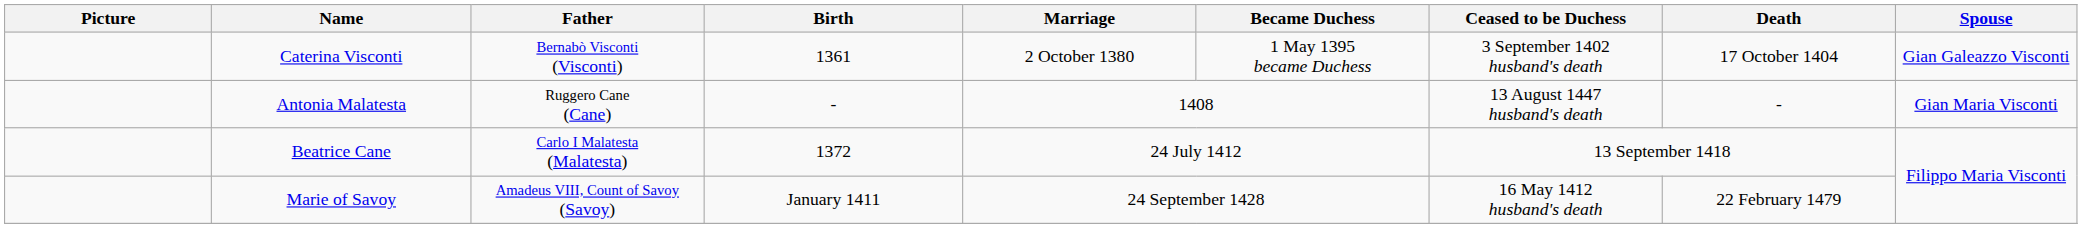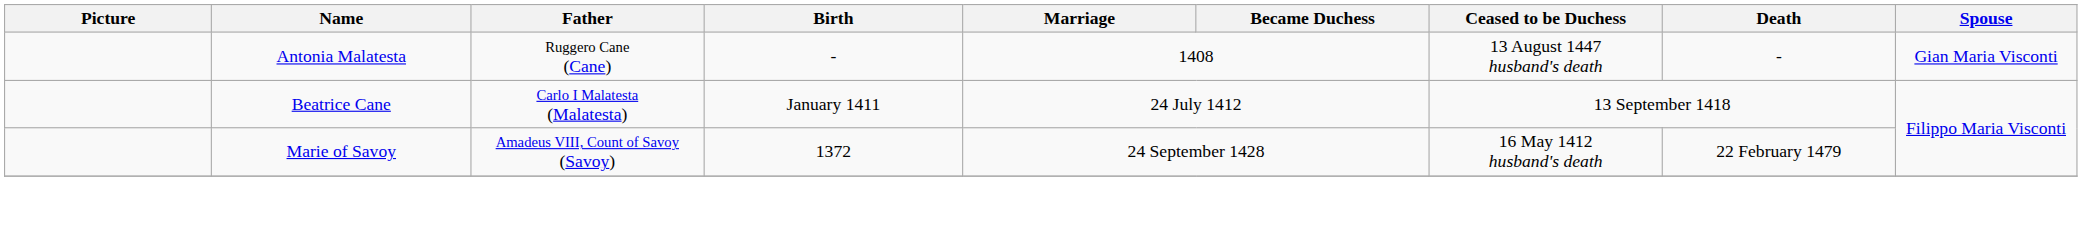- row: (341, 56)
(833, 151) 1372 -> (833, 103) January 1411
(833, 199) January 1411 -> (833, 151) 1372
